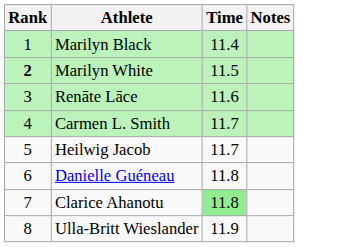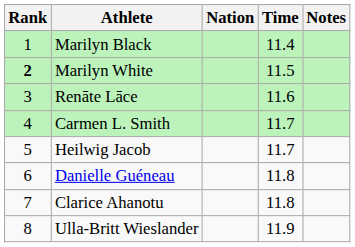+ column: (230, 17)
(225, 202) lightgreen background -> (280, 202) no background
